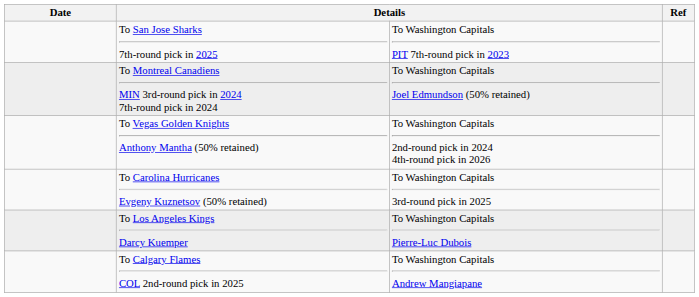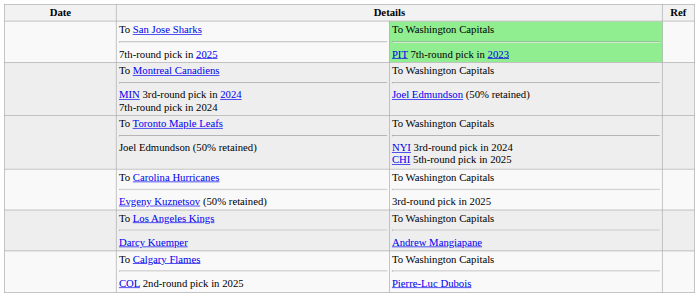(526, 42) no background -> (526, 42) lightgreen background
- row: (253, 136)
+ row: (253, 136)
(526, 230) To Washington Capitals Pierre-Luc Dubois -> (526, 230) To Washington Capitals Andrew Mangiapane
(526, 271) To Washington Capitals Andrew Mangiapane -> (526, 271) To Washington Capitals Pierre-Luc Dubois
